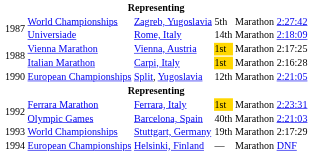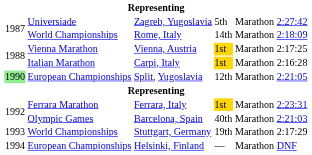(73, 21) World Championships -> (52, 21) Universiade
(52, 35) Universiade -> (73, 35) World Championships
(15, 77) no background -> (15, 77) lightgreen background
